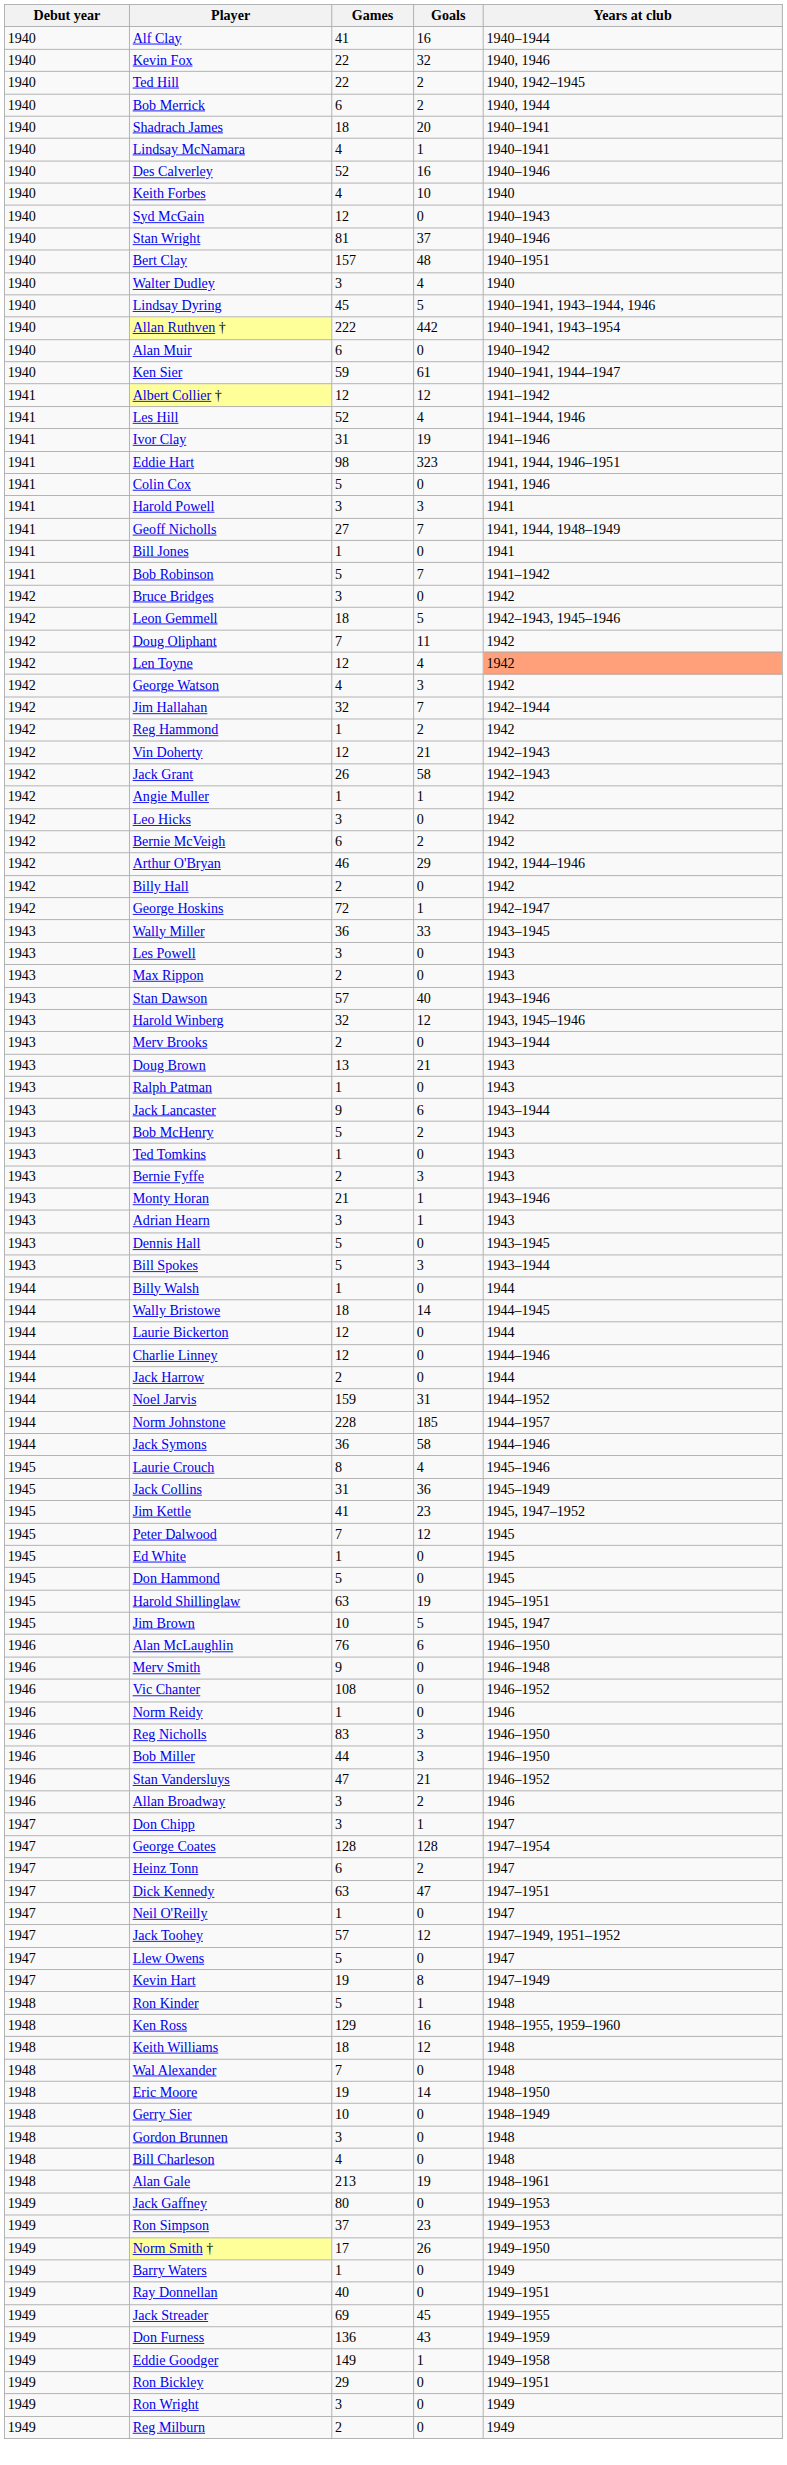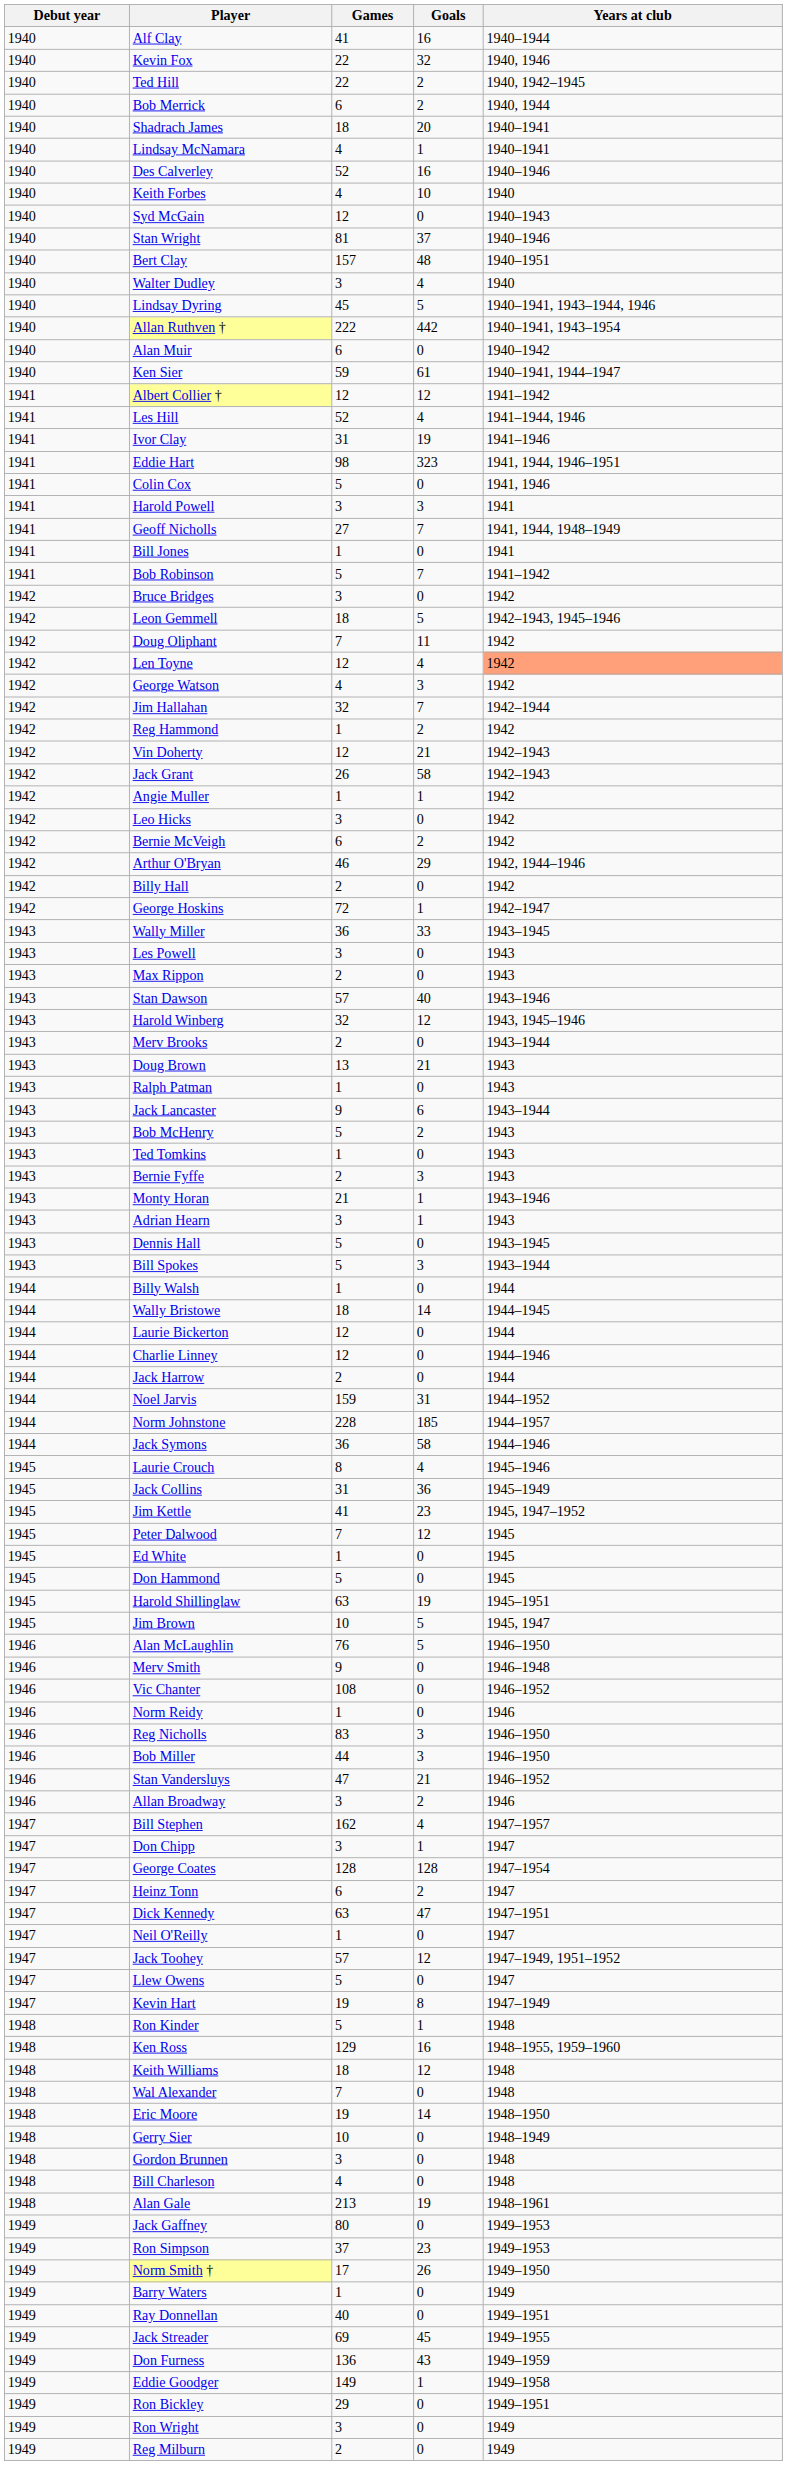(420, 1645) 6 -> (420, 1645) 5
+ row: (168, 1824)
